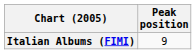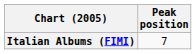(164, 41) 9 -> (164, 41) 7
